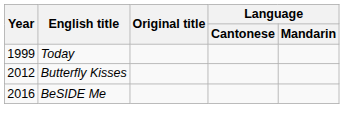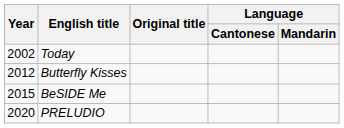(21, 53) 1999 -> (21, 53) 2002
(21, 93) 2016 -> (21, 93) 2015
+ row: (73, 113)
